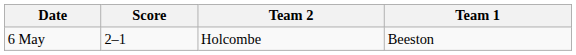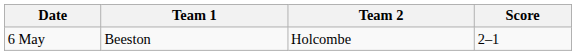columns swapped: (478, 15) <-> (149, 15)
